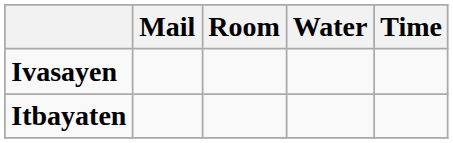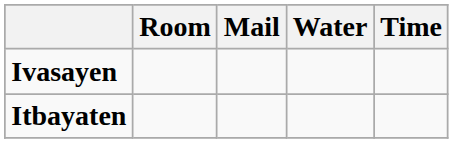columns swapped: (244, 26) <-> (167, 26)
